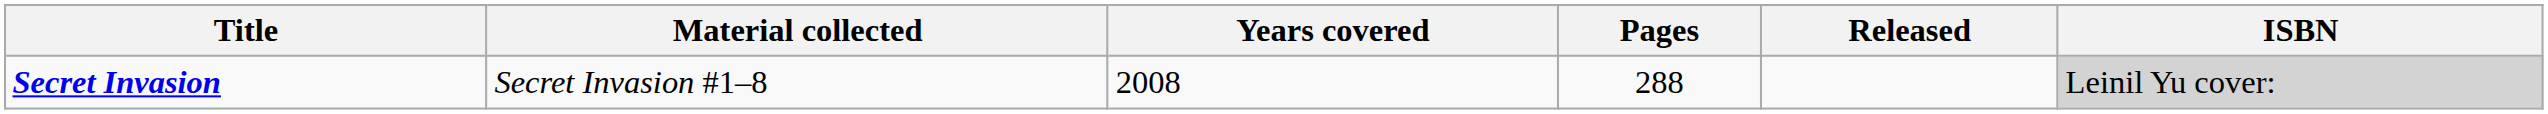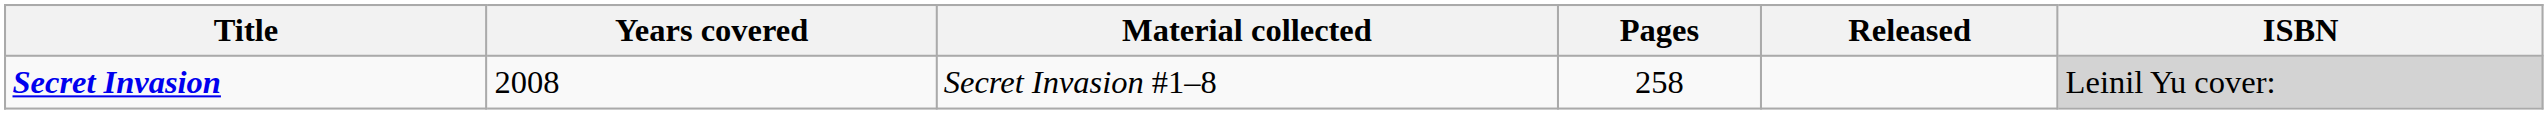columns swapped: (1333, 30) <-> (798, 30)
(1659, 81) 288 -> (1659, 81) 258
